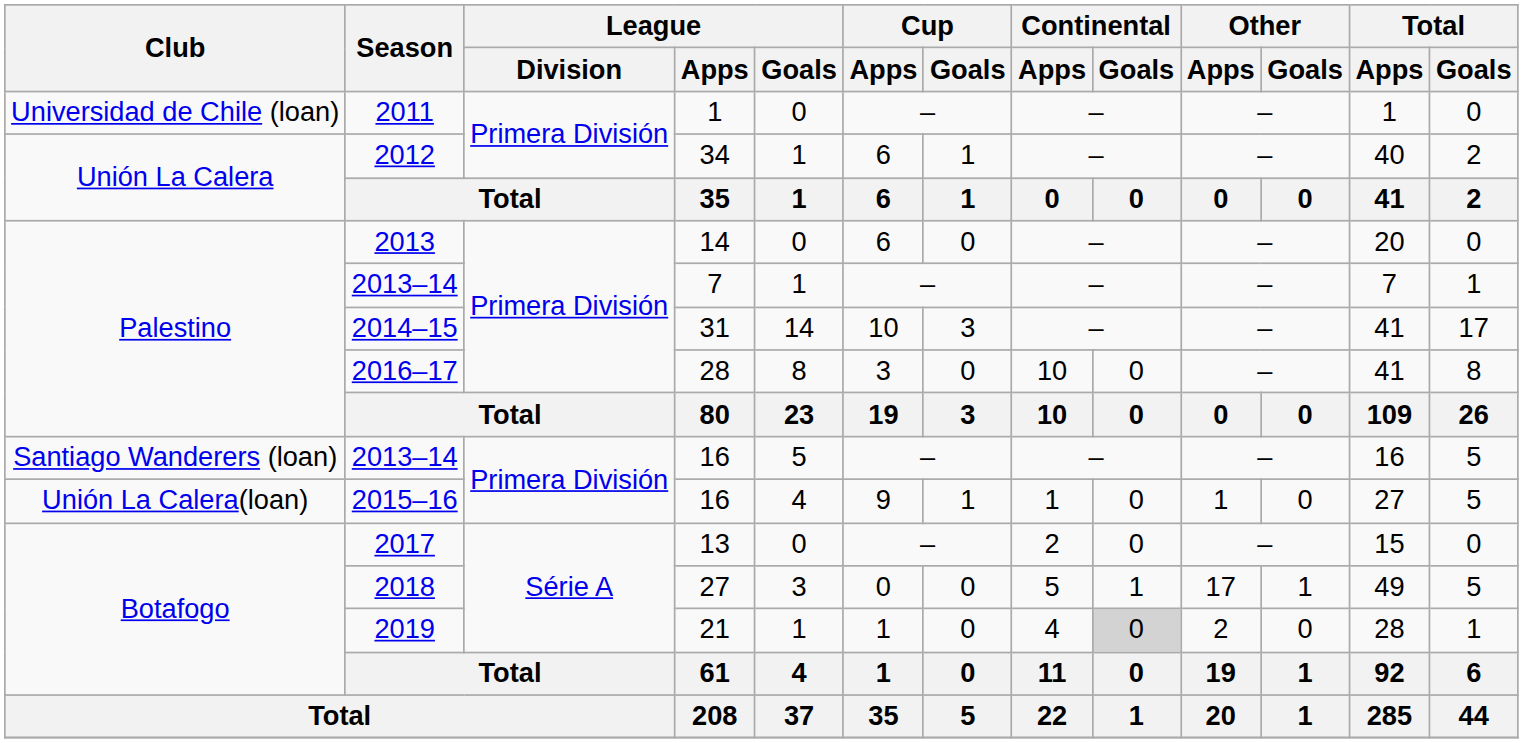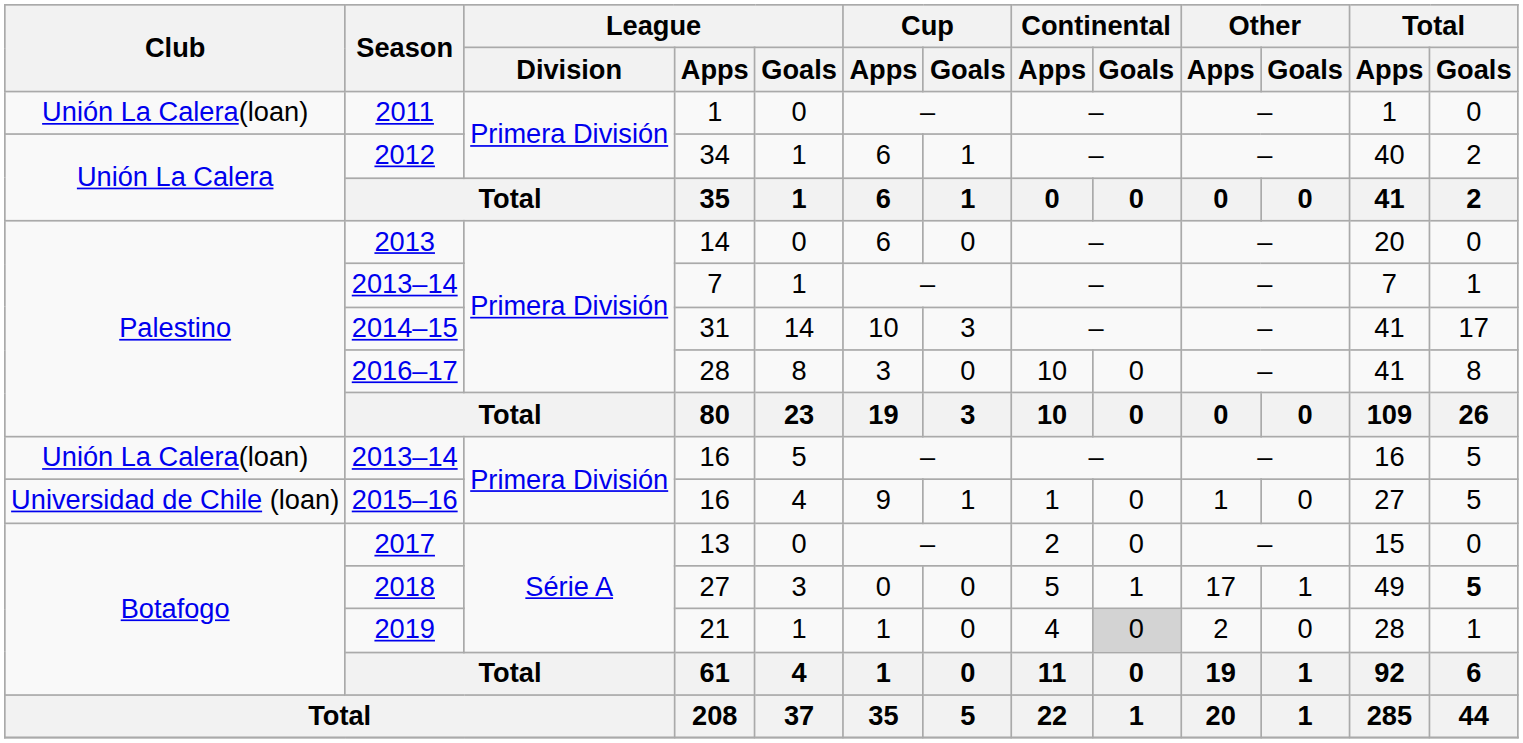(175, 112) Universidad de Chile (loan) -> (175, 112) Unión La Calera(loan)
(175, 457) Santiago Wanderers (loan) -> (175, 457) Unión La Calera(loan)
(175, 500) Unión La Calera(loan) -> (175, 500) Universidad de Chile (loan)
(1474, 586) normal -> (1474, 586) bold
